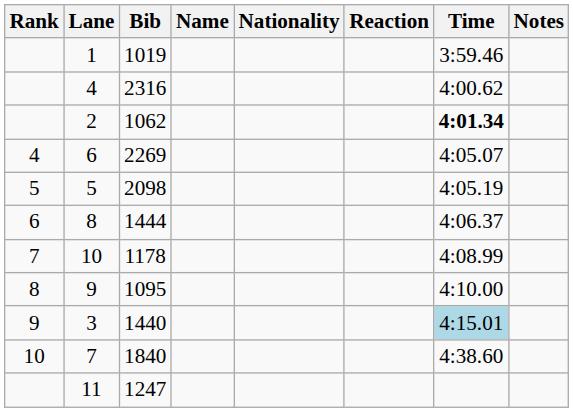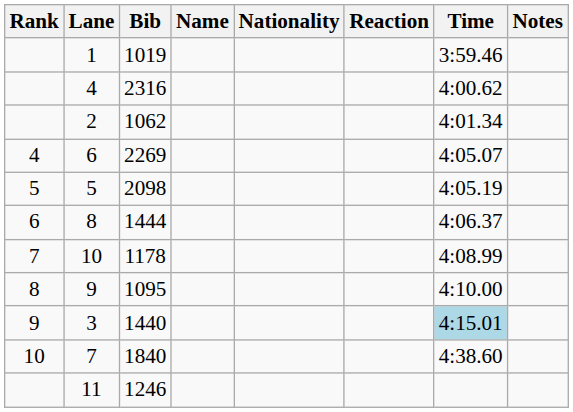(471, 121) bold -> (471, 121) normal
(145, 389) 1247 -> (145, 389) 1246
